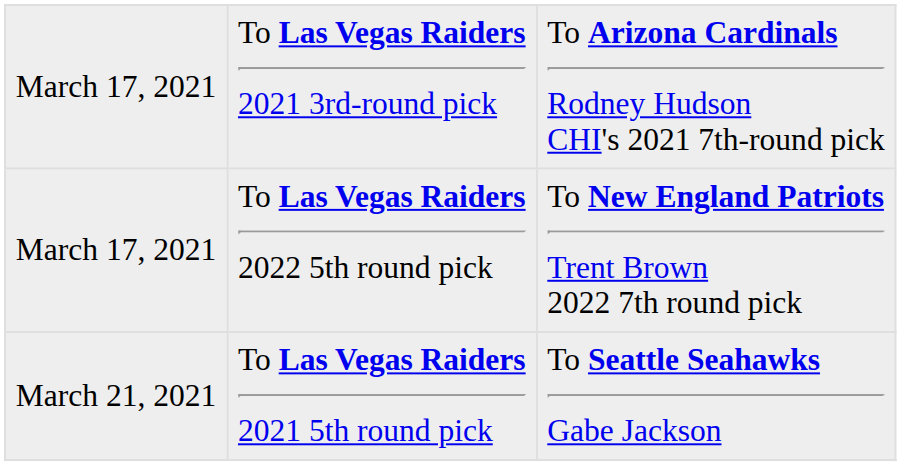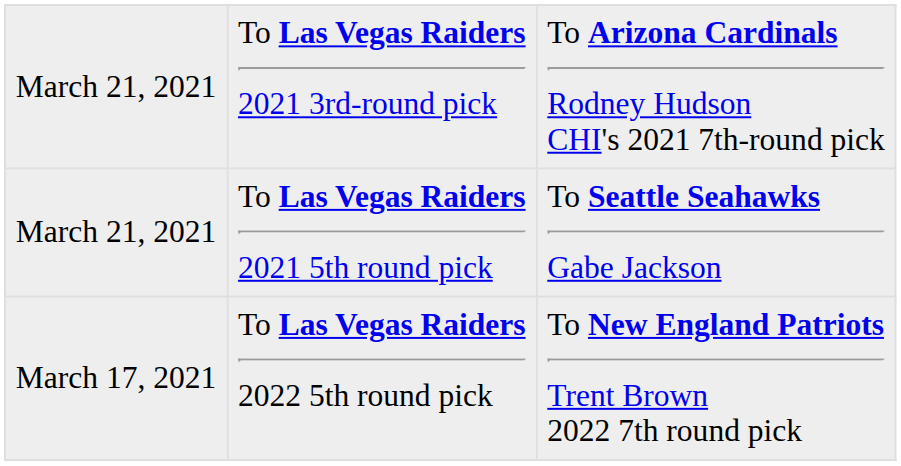(116, 86) March 17, 2021 -> (116, 86) March 21, 2021
rows swapped: (382, 232) <-> (382, 395)
